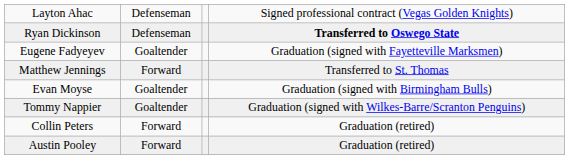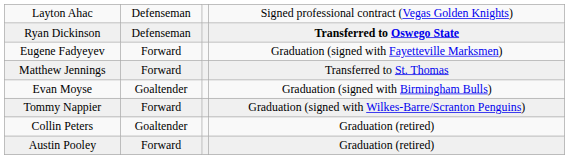(161, 51) Goaltender -> (161, 51) Forward
(161, 107) Goaltender -> (161, 107) Forward
(161, 126) Forward -> (161, 126) Goaltender
